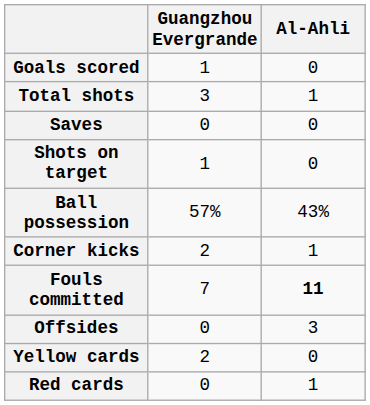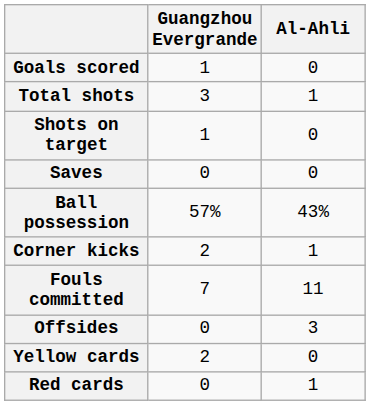rows swapped: (76, 164) <-> (76, 125)
(313, 290) bold -> (313, 290) normal
